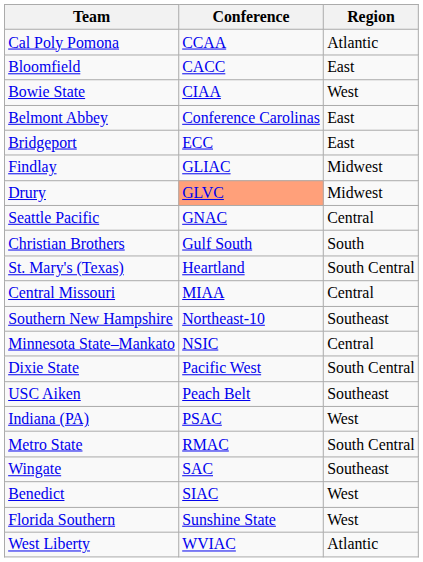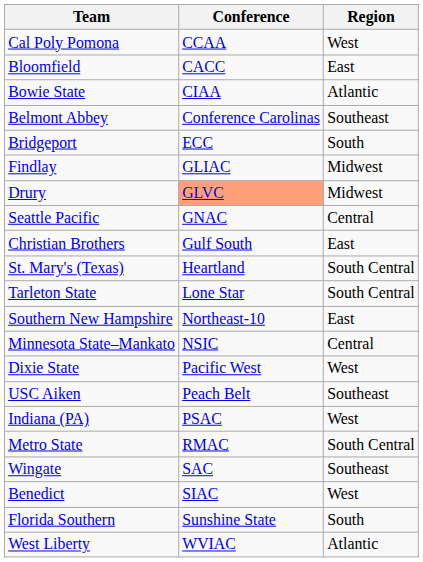(353, 42) Atlantic -> (343, 42) West
(343, 92) West -> (353, 92) Atlantic
(341, 117) East -> (358, 117) Southeast
(341, 142) East -> (346, 142) South
(346, 243) South -> (341, 243) East
+ row: (52, 293)
- row: (62, 293)
(358, 318) Southeast -> (341, 318) East
(371, 368) South Central -> (343, 368) West
(343, 519) West -> (346, 519) South
